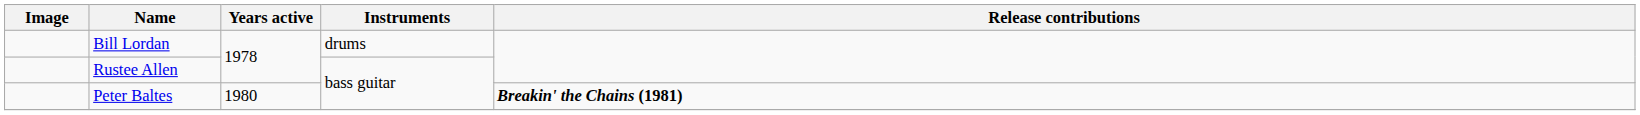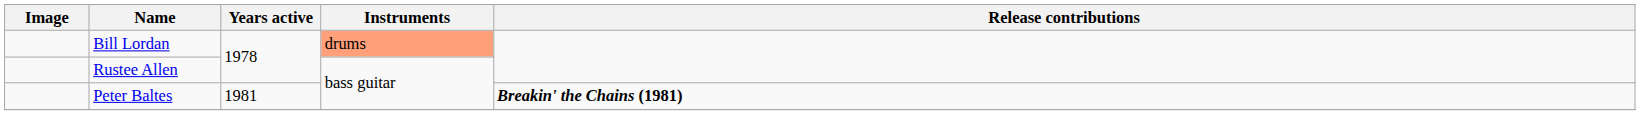(345, 43) no background -> (345, 43) lightsalmon background
(241, 95) 1980 -> (241, 95) 1981
